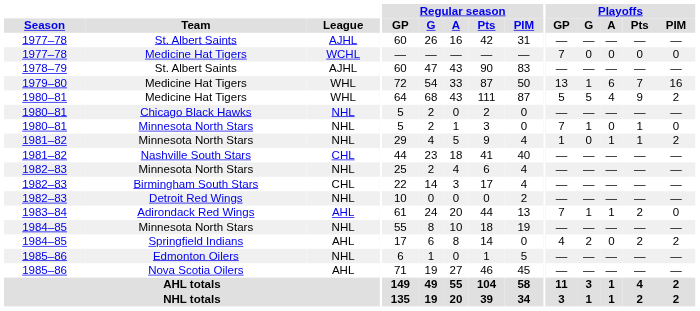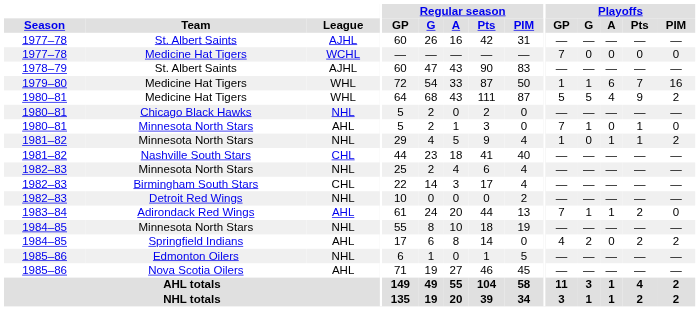(561, 83) 13 -> (561, 83) 1
(343, 126) NHL -> (343, 126) AHL
